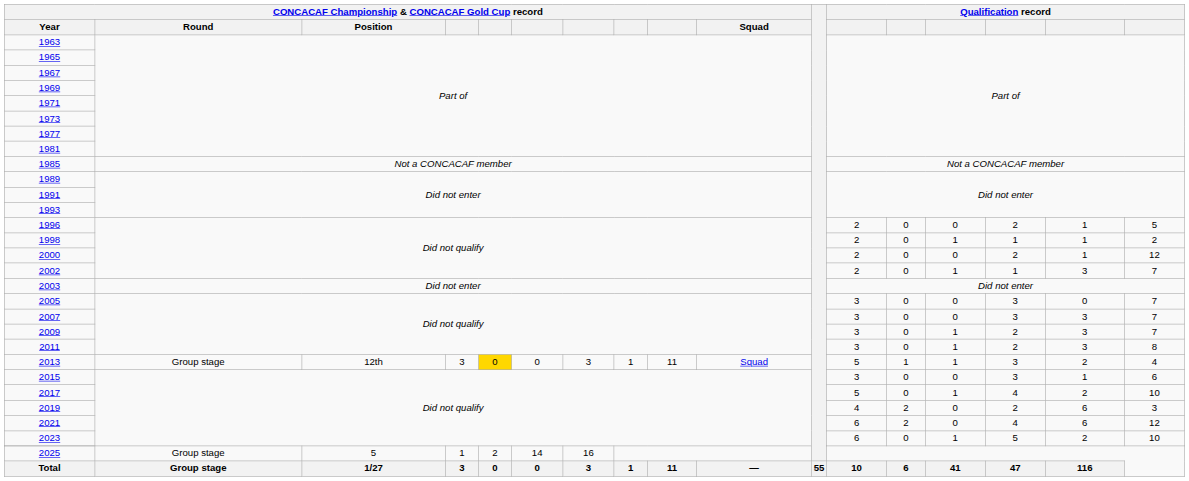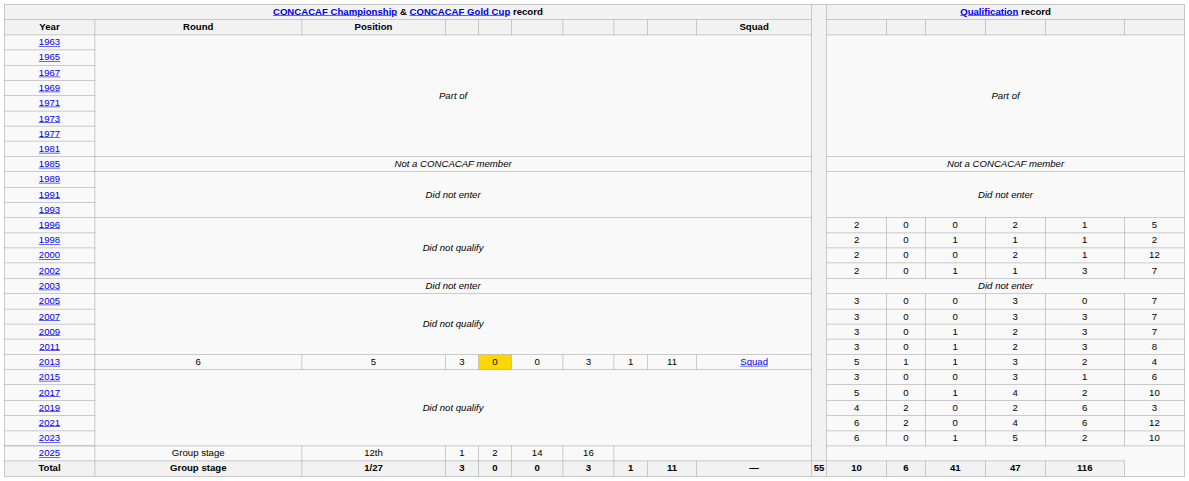(198, 362) Group stage -> (198, 362) 6
(373, 362) 12th -> (373, 362) 5
(373, 453) 5 -> (373, 453) 12th
